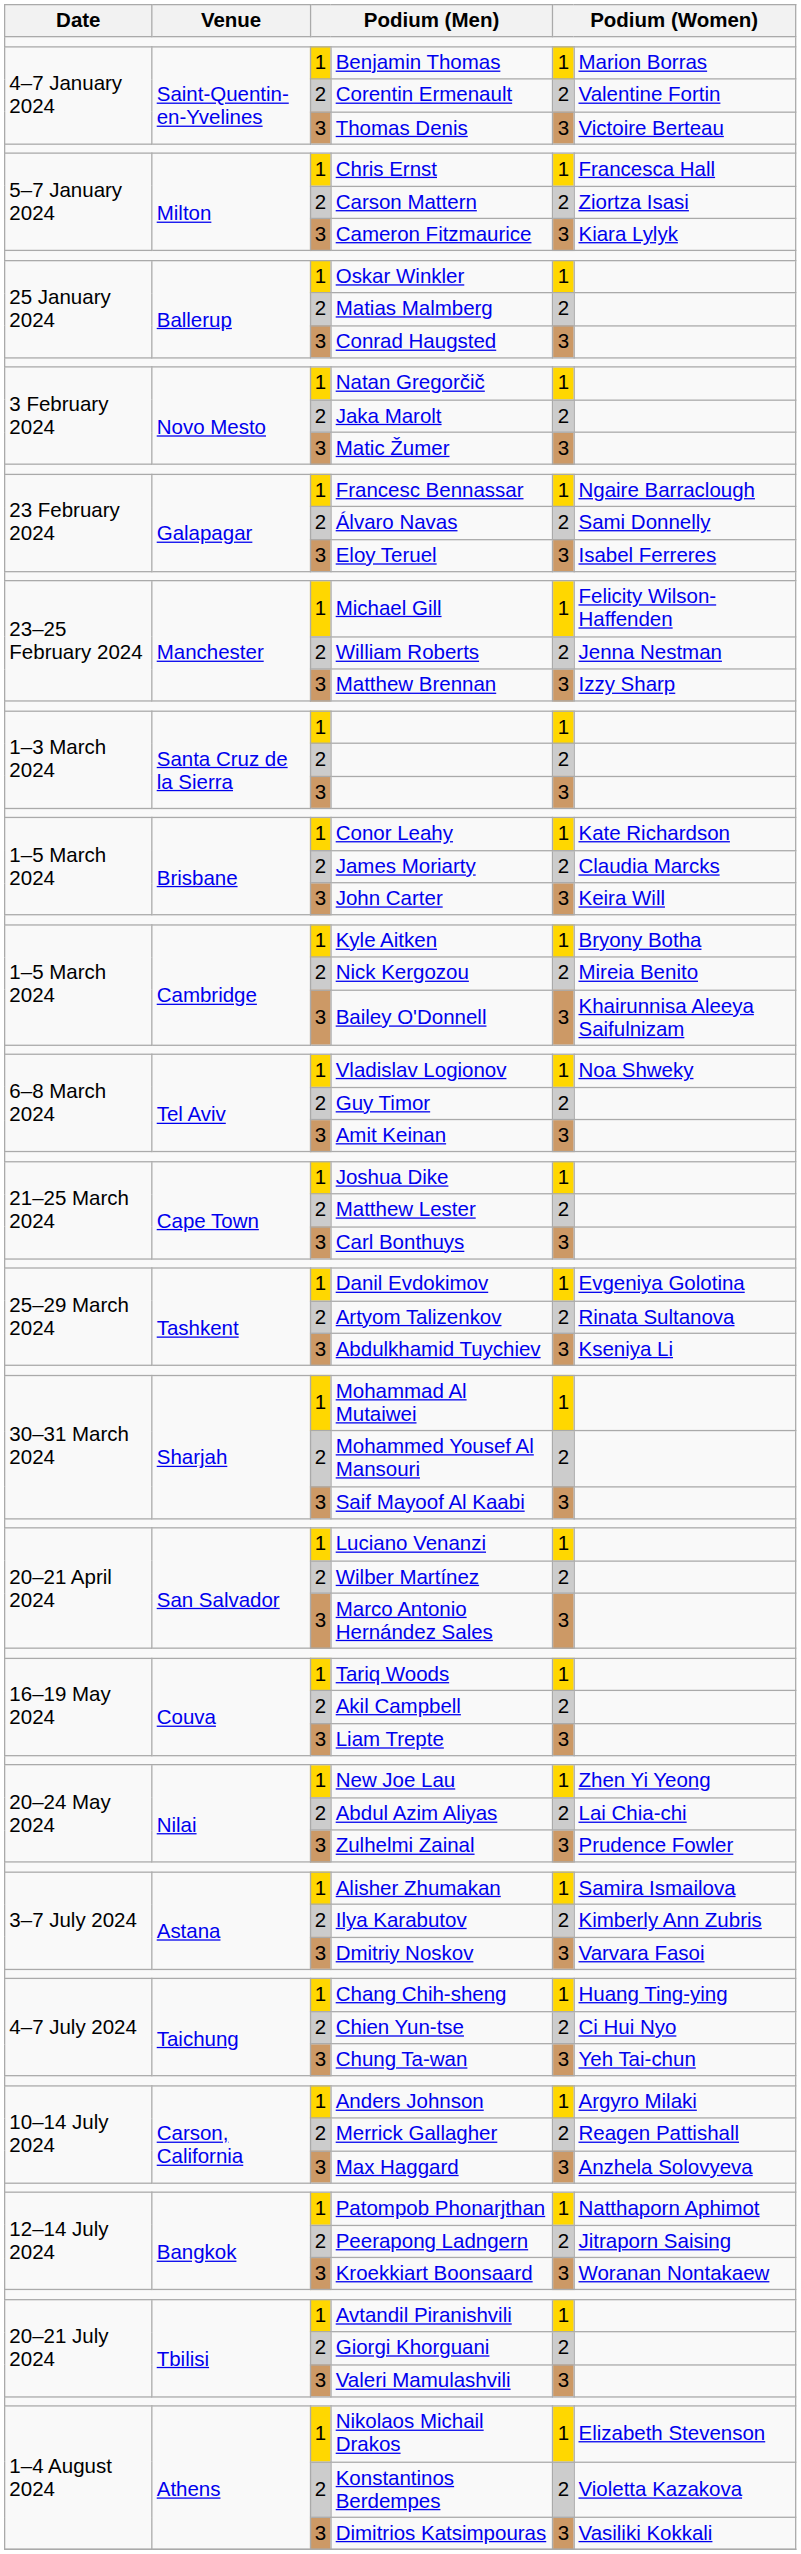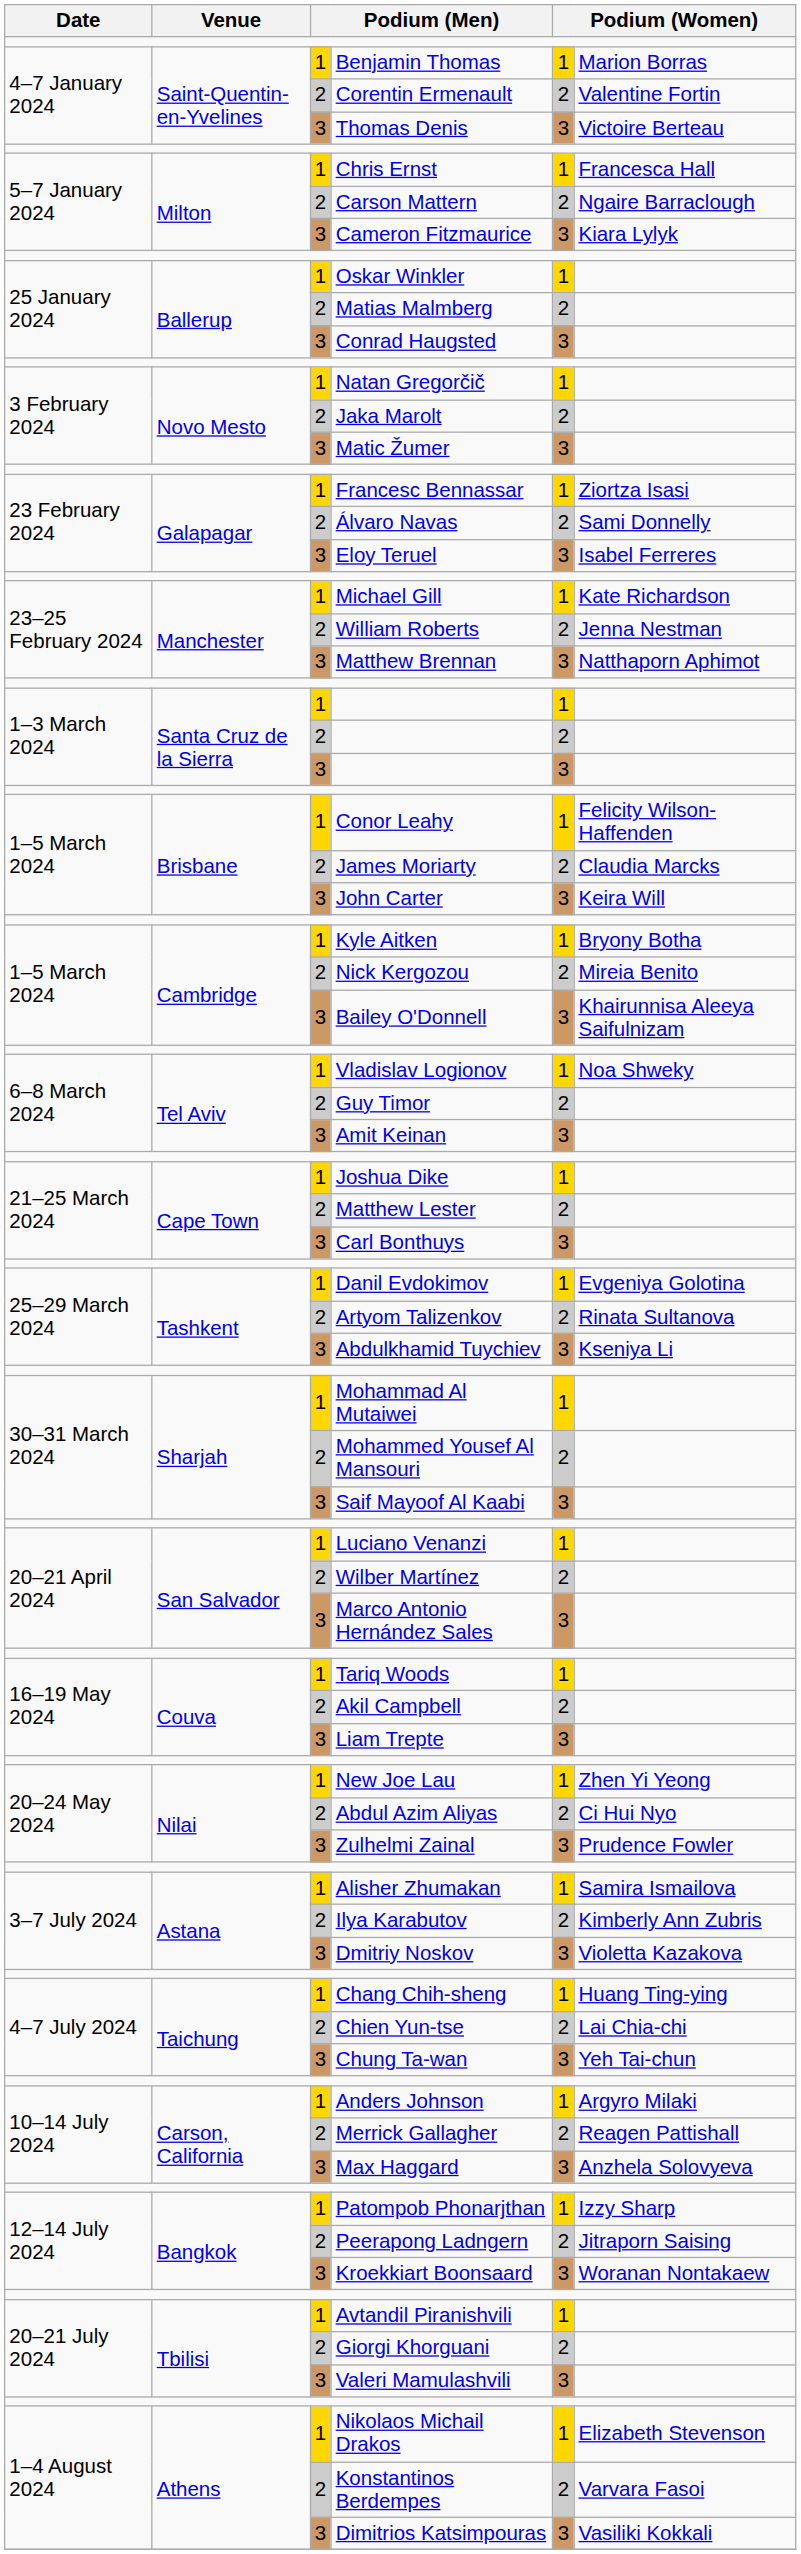(634, 202) Ziortza Isasi -> (667, 202) Ngaire Barraclough
(667, 490) Ngaire Barraclough -> (634, 490) Ziortza Isasi
(647, 608) Felicity Wilson-Haffenden -> (654, 597) Kate Richardson
(627, 685) Izzy Sharp -> (669, 662) Natthaporn Aphimot
(654, 833) Kate Richardson -> (647, 822) Felicity Wilson-Haffenden
(633, 1813) Lai Chia-chi -> (627, 1813) Ci Hui Nyo
(641, 1952) Varvara Fasoi -> (660, 1952) Violetta Kazakova
(627, 2027) Ci Hui Nyo -> (633, 2027) Lai Chia-chi
(669, 2208) Natthaporn Aphimot -> (627, 2208) Izzy Sharp
(660, 2489) Violetta Kazakova -> (641, 2489) Varvara Fasoi
